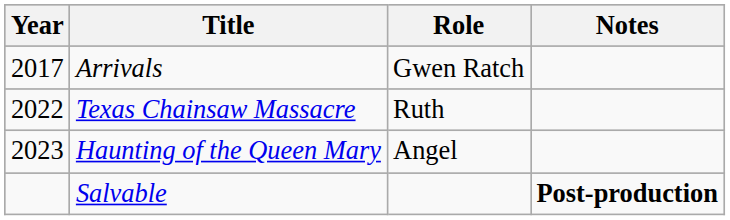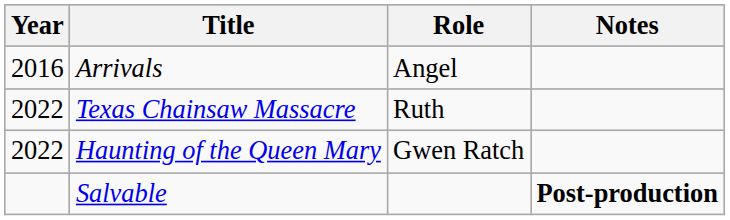(37, 67) 2017 -> (37, 67) 2016
(459, 67) Gwen Ratch -> (425, 67) Angel
(37, 151) 2023 -> (37, 151) 2022
(425, 151) Angel -> (459, 151) Gwen Ratch
